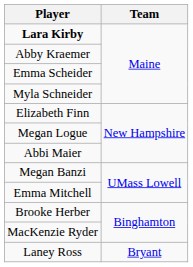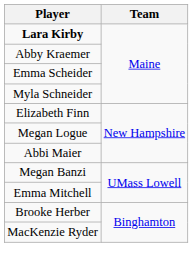- row: (53, 251)
